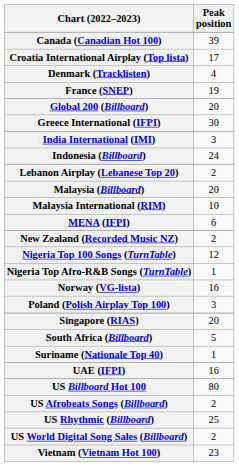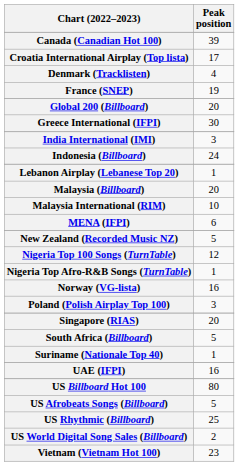(214, 172) 2 -> (214, 172) 1
(214, 238) 2 -> (214, 238) 5
(214, 403) 2 -> (214, 403) 5
